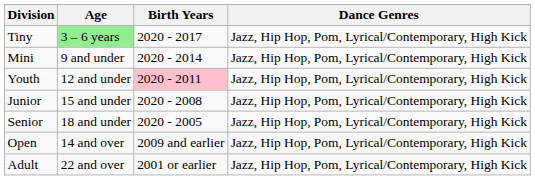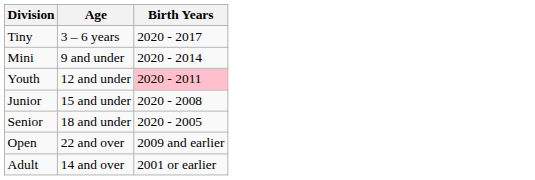- column: (379, 15)
(90, 36) lightgreen background -> (90, 36) no background
(92, 143) 14 and over -> (92, 143) 22 and over
(92, 164) 22 and over -> (92, 164) 14 and over
